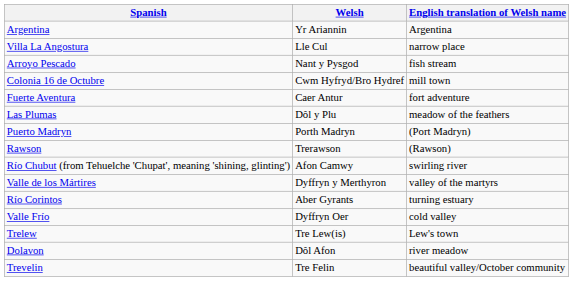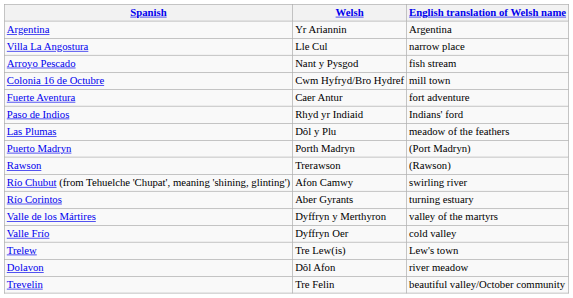+ row: (38, 115)
rows swapped: (34, 200) <-> (51, 183)
